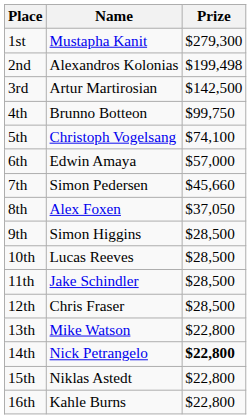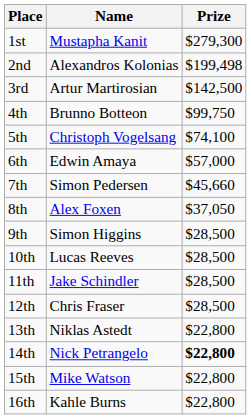(90, 329) Mike Watson -> (91, 329) Niklas Astedt
(91, 378) Niklas Astedt -> (90, 378) Mike Watson
